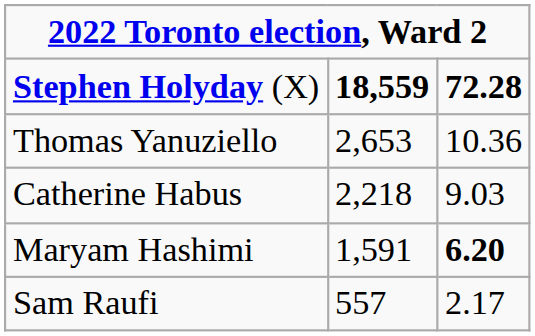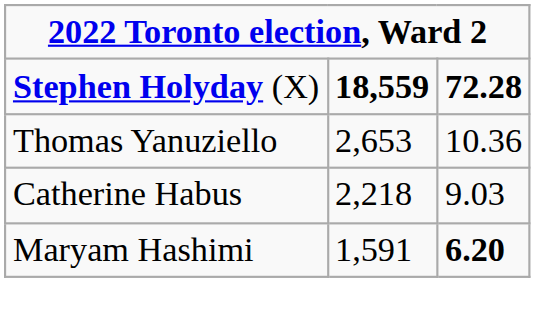- row: (86, 303)
